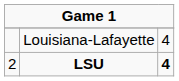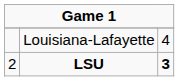(166, 64) 4 -> (166, 64) 3
